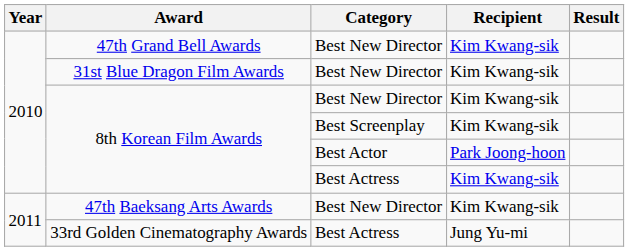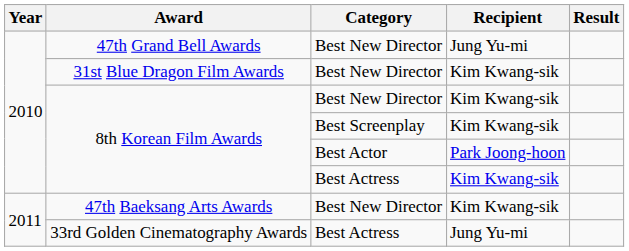(504, 44) Kim Kwang-sik -> (489, 44) Jung Yu-mi
